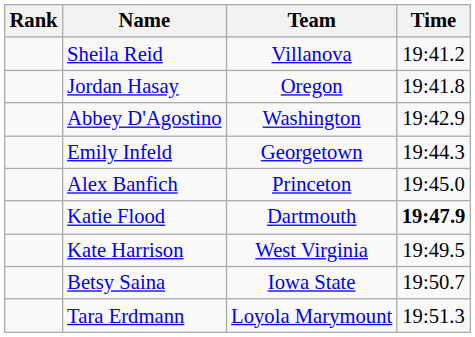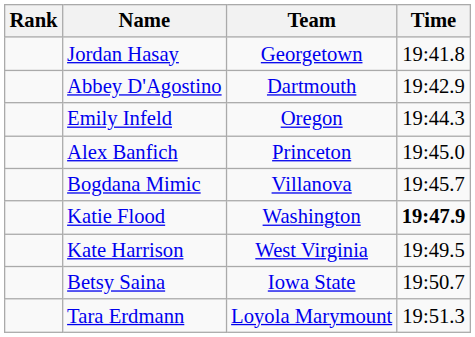- row: (115, 53)
(312, 86) Oregon -> (312, 53) Georgetown
(312, 119) Washington -> (312, 86) Dartmouth
(312, 151) Georgetown -> (312, 119) Oregon
+ row: (134, 184)
(312, 217) Dartmouth -> (312, 217) Washington
